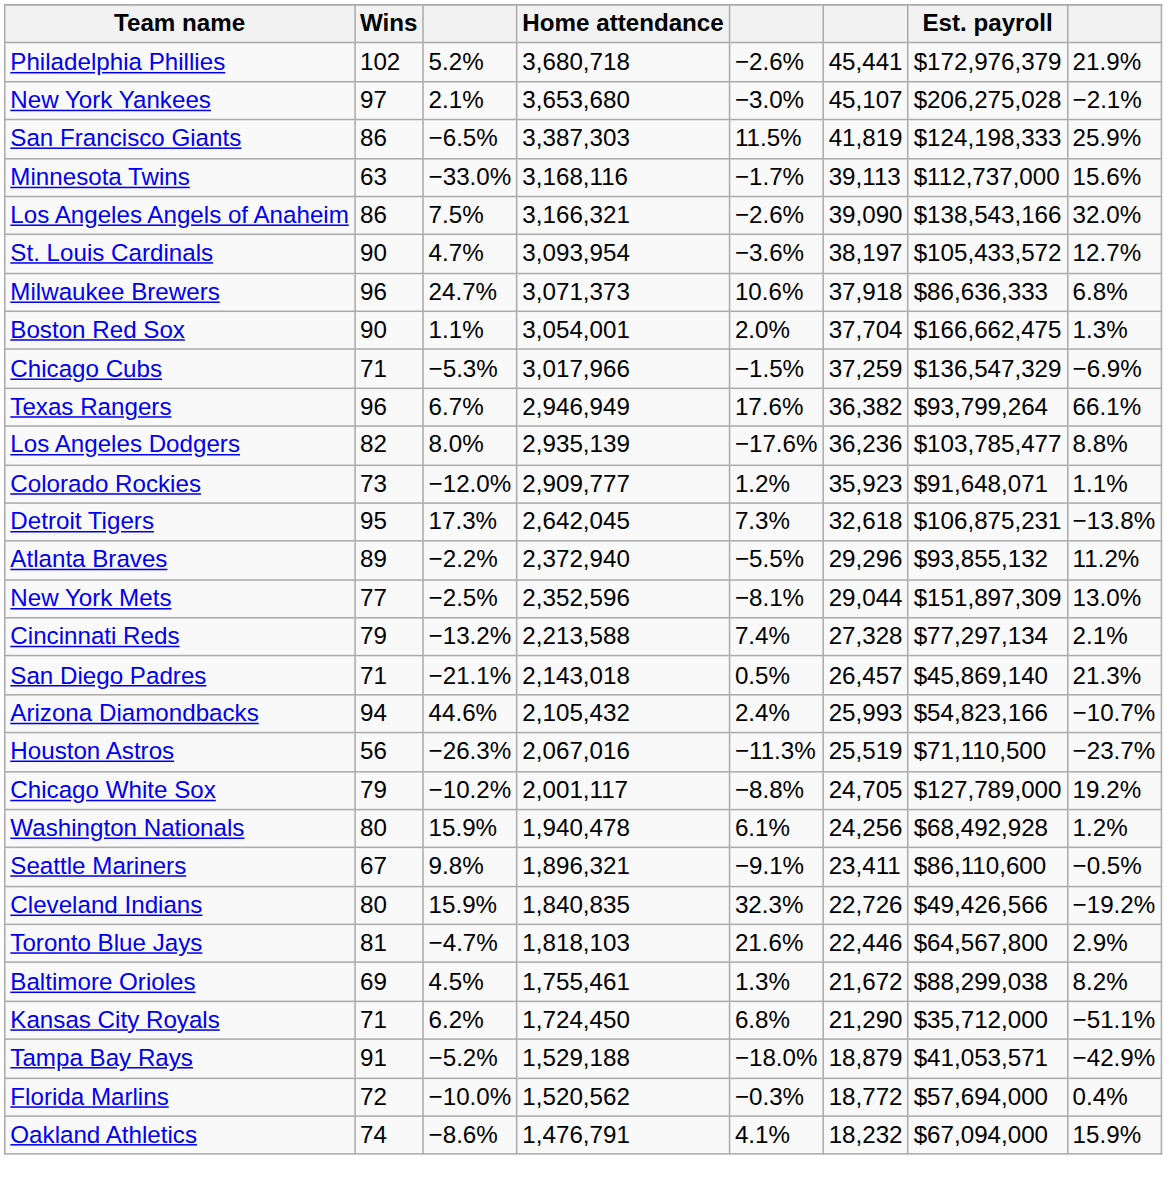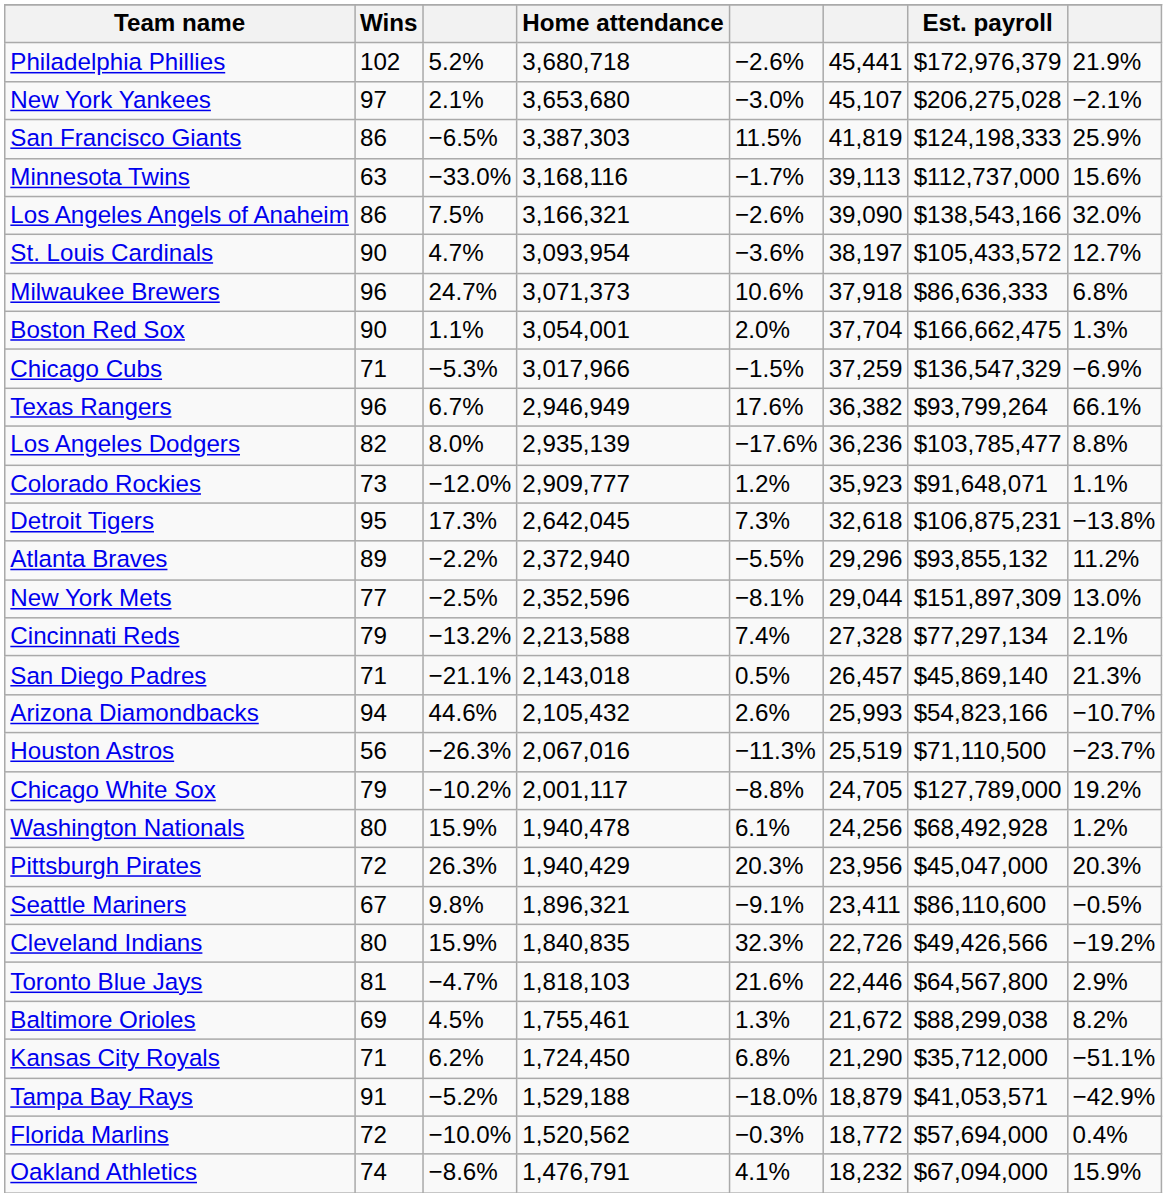(762, 713) 2.4% -> (762, 713) 2.6%
+ row: (106, 866)
